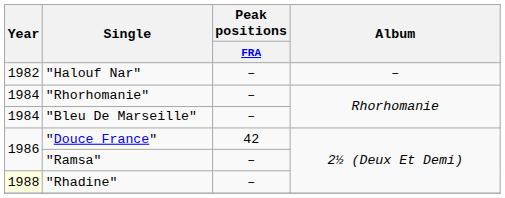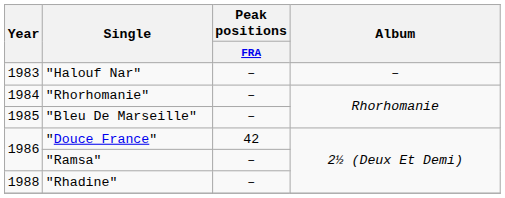(24, 74) 1982 -> (24, 74) 1983
(24, 117) 1984 -> (24, 117) 1985
(24, 182) lightyellow background -> (24, 182) no background
